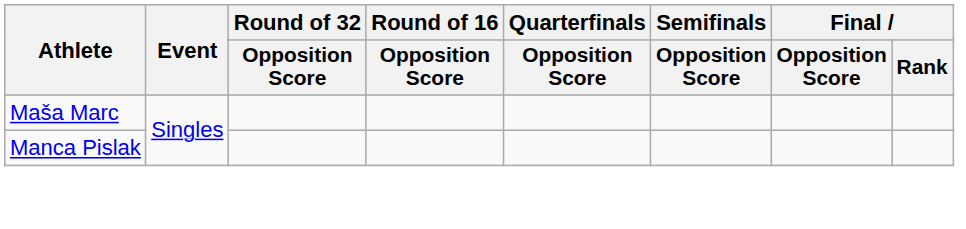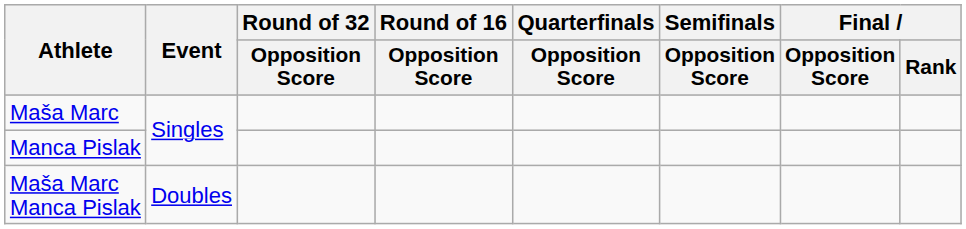+ row: (75, 195)
